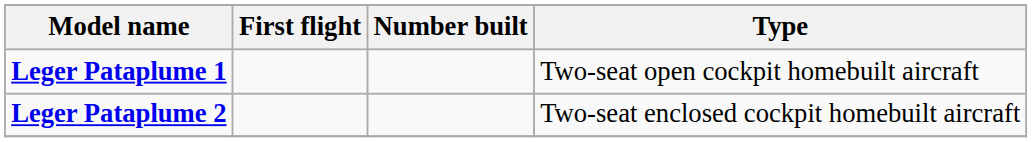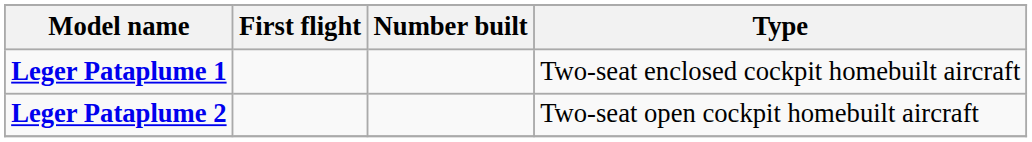(760, 70) Two-seat open cockpit homebuilt aircraft -> (780, 70) Two-seat enclosed cockpit homebuilt aircraft
(780, 114) Two-seat enclosed cockpit homebuilt aircraft -> (760, 114) Two-seat open cockpit homebuilt aircraft
